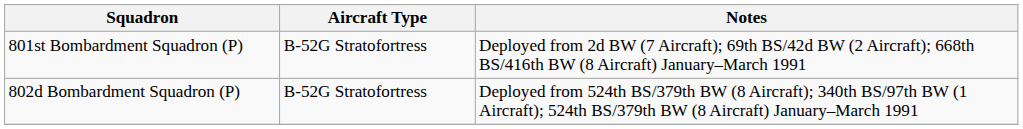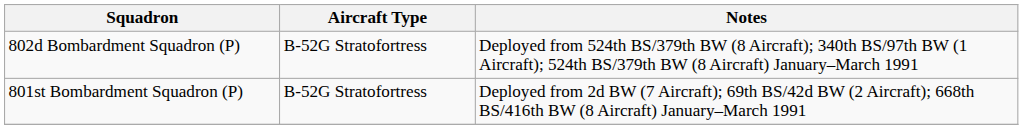rows swapped: (126, 45) <-> (124, 91)
